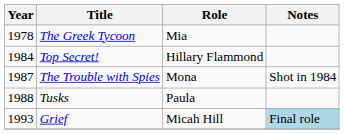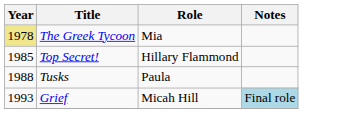(21, 35) no background -> (21, 35) khaki background
(21, 56) 1984 -> (21, 56) 1985
- row: (100, 77)
